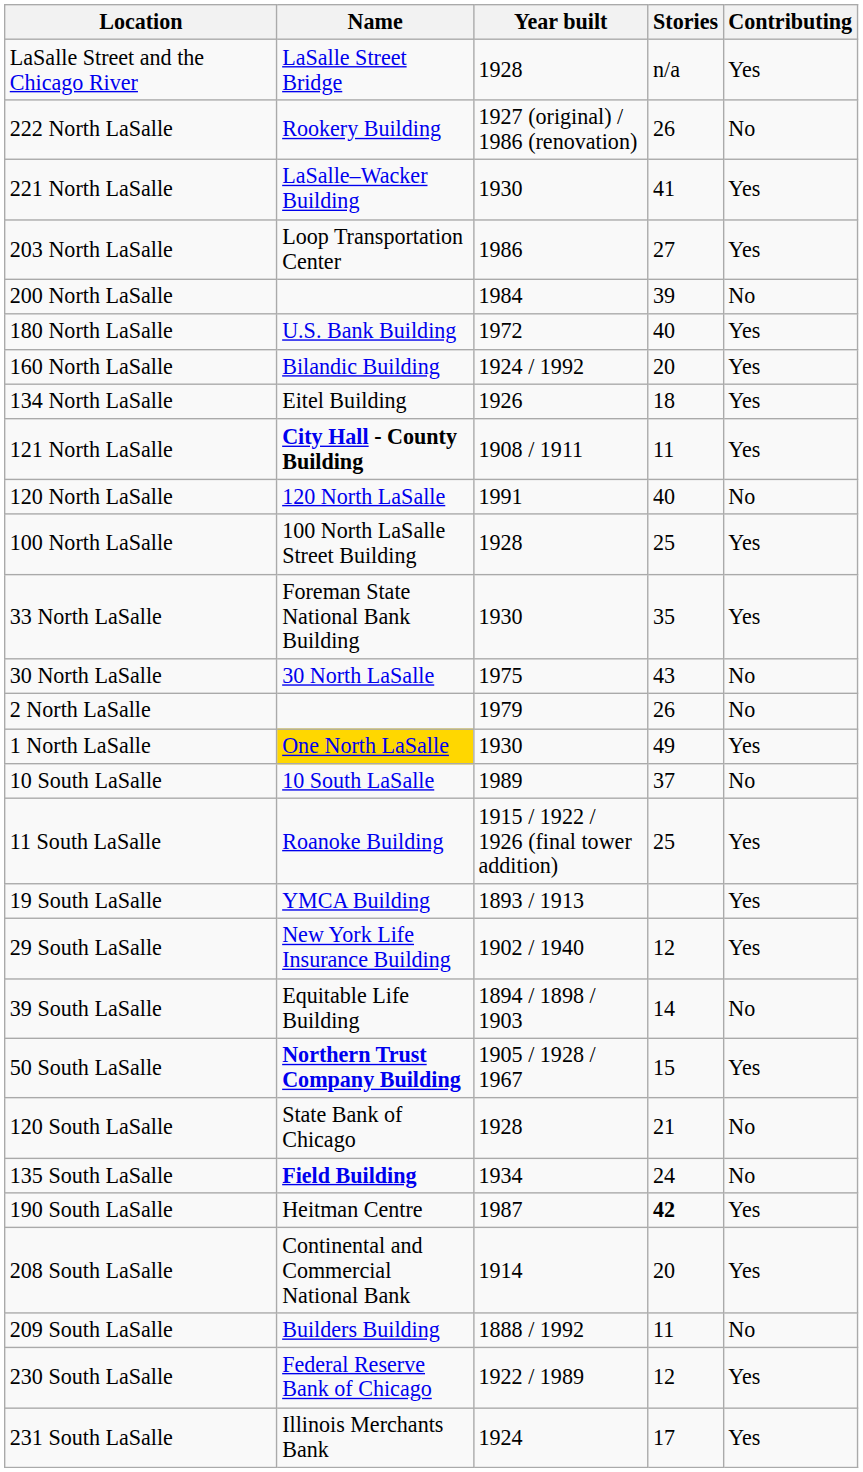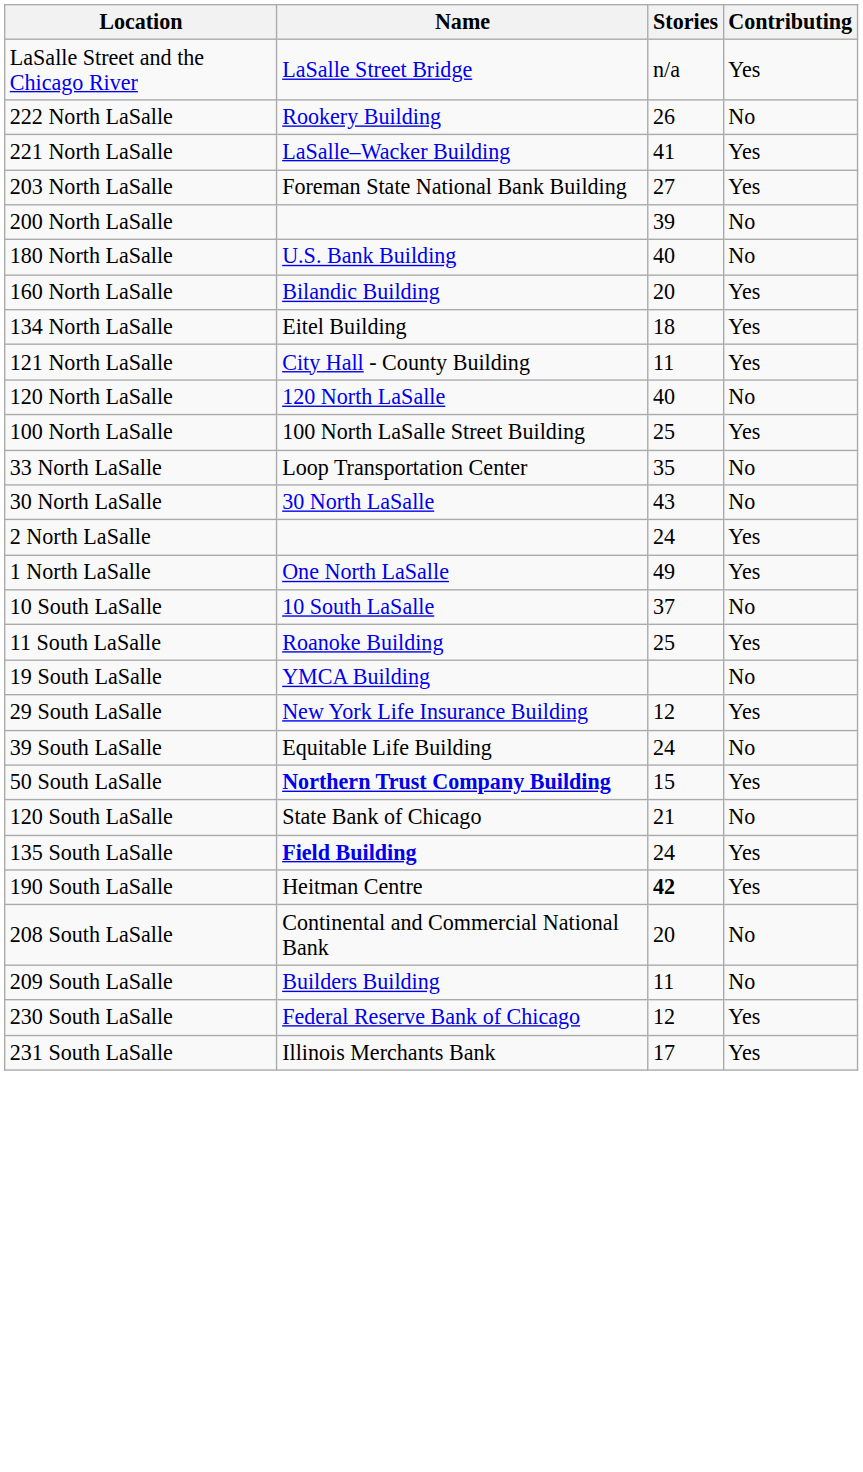- column: (561, 22)
(373, 249) Loop Transportation Center -> (454, 186) Foreman State National Bank Building
(744, 331) Yes -> (742, 256) No
(370, 448) bold -> (406, 362) normal
(346, 616) Foreman State National Bank Building -> (405, 467) Loop Transportation Center
(744, 616) Yes -> (742, 467) No
(664, 710) 26 -> (664, 537) 24
(742, 710) No -> (744, 537) Yes
(366, 745) gold background -> (366, 572) no background
(744, 900) Yes -> (742, 677) No
(664, 1008) 14 -> (664, 747) 24
(742, 1175) No -> (744, 852) Yes
(744, 1270) Yes -> (742, 934) No
